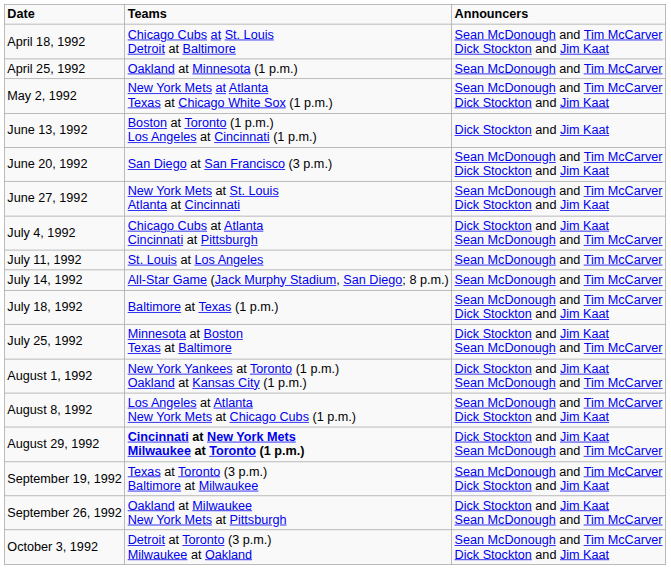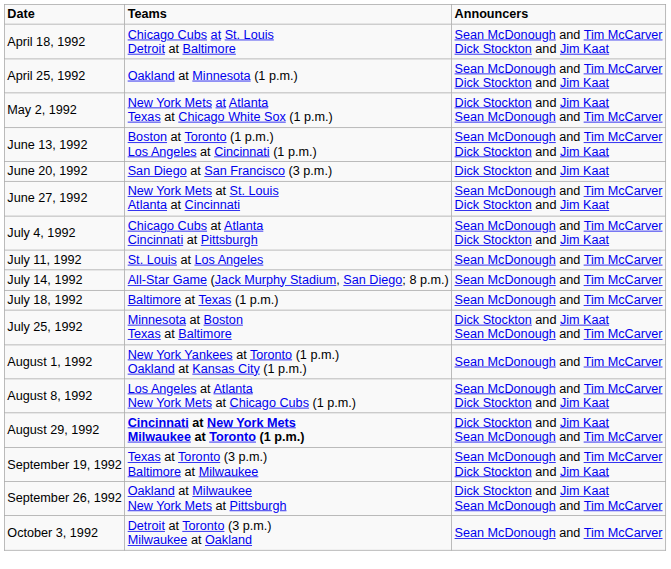(559, 68) Sean McDonough and Tim McCarver -> (559, 75) Sean McDonough and Tim McCarver Dick Stockton and Jim Kaat
(559, 95) Sean McDonough and Tim McCarver Dick Stockton and Jim Kaat -> (559, 110) Dick Stockton and Jim Kaat Sean McDonough and Tim McCarver
(532, 130) Dick Stockton and Jim Kaat -> (559, 144) Sean McDonough and Tim McCarver Dick Stockton and Jim Kaat
(559, 164) Sean McDonough and Tim McCarver Dick Stockton and Jim Kaat -> (532, 171) Dick Stockton and Jim Kaat
(559, 233) Dick Stockton and Jim Kaat Sean McDonough and Tim McCarver -> (559, 233) Sean McDonough and Tim McCarver Dick Stockton and Jim Kaat
(559, 307) Sean McDonough and Tim McCarver Dick Stockton and Jim Kaat -> (559, 300) Sean McDonough and Tim McCarver
(559, 375) Dick Stockton and Jim Kaat Sean McDonough and Tim McCarver -> (559, 361) Sean McDonough and Tim McCarver
(559, 547) Sean McDonough and Tim McCarver Dick Stockton and Jim Kaat -> (559, 533) Sean McDonough and Tim McCarver
